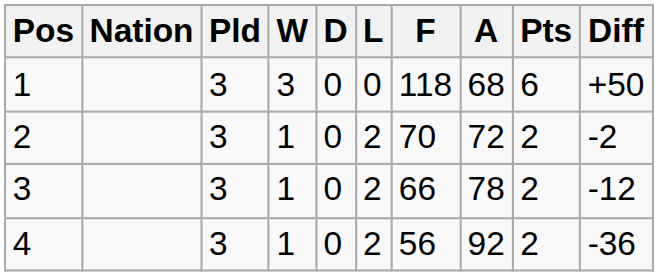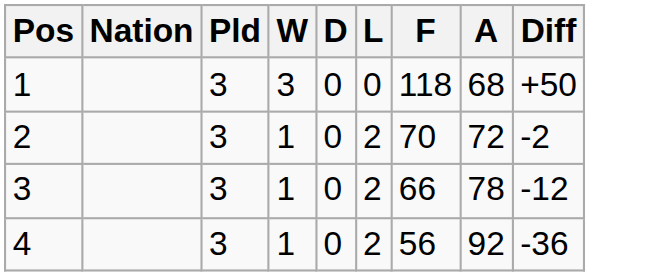- column: (546, 31)
